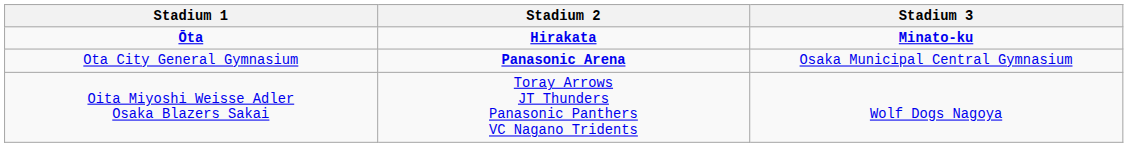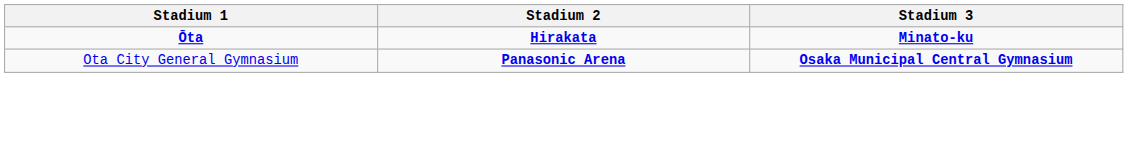(936, 61) normal -> (936, 61) bold
- row: (191, 107)
